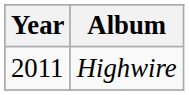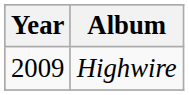(37, 68) 2011 -> (38, 68) 2009
